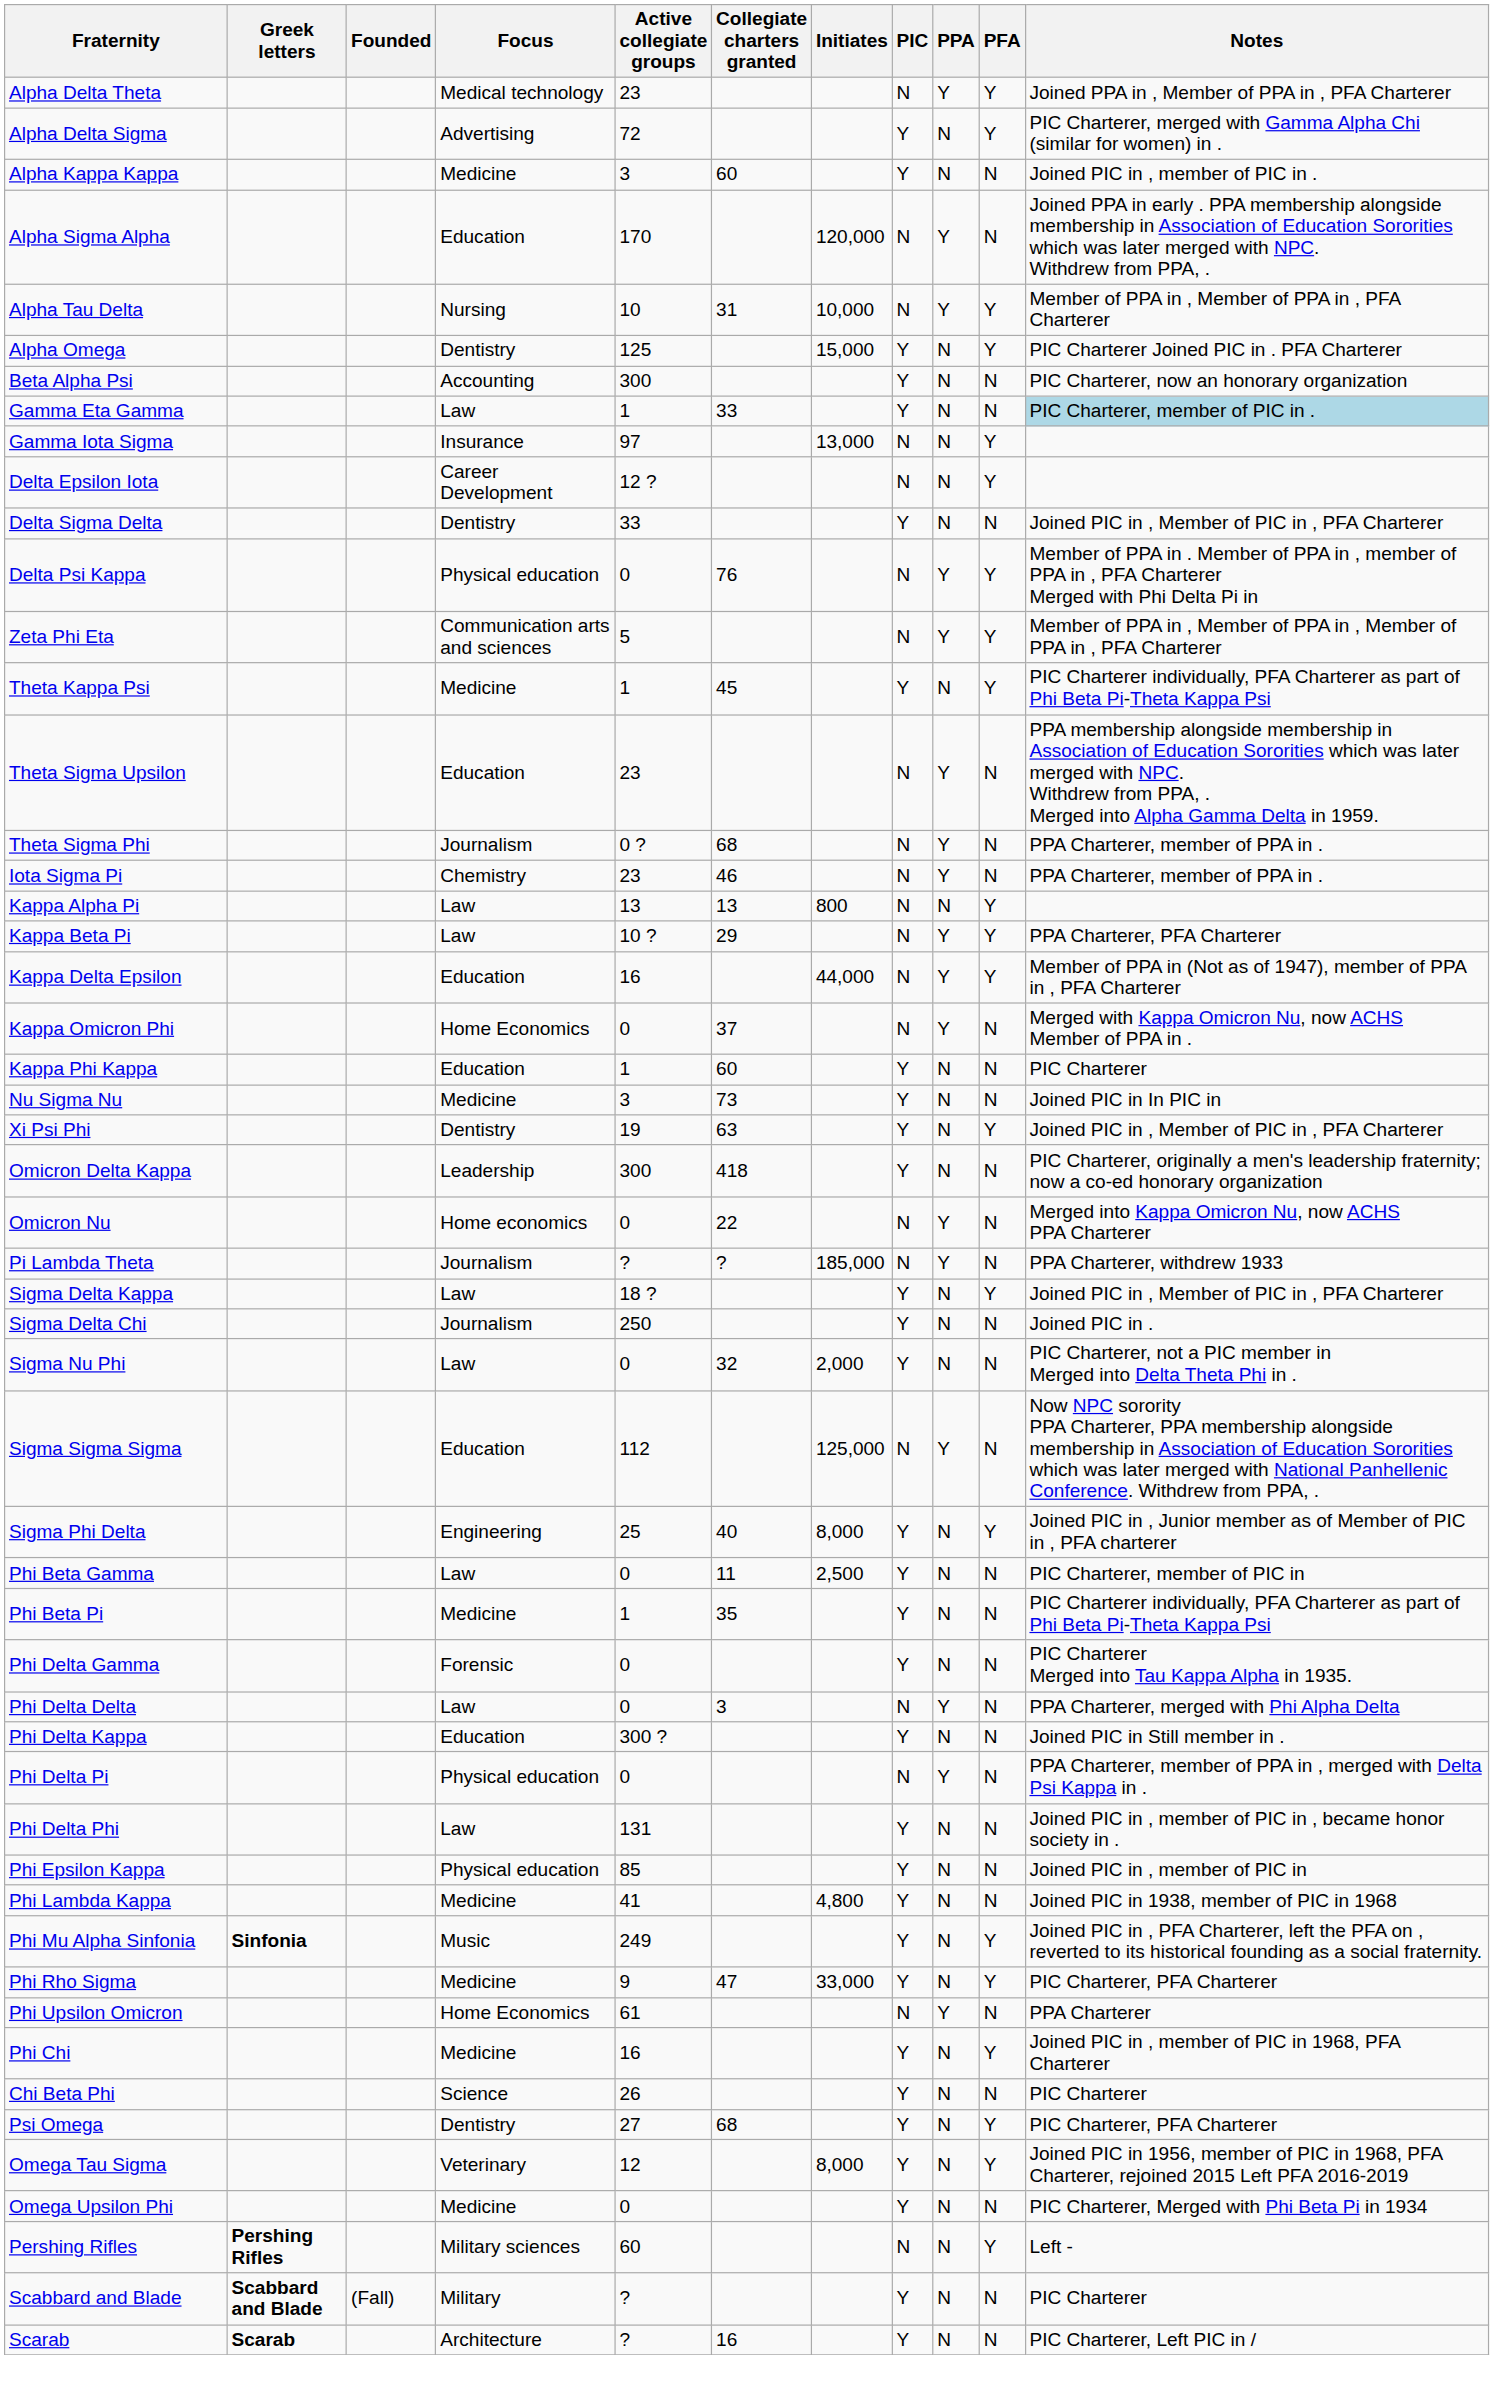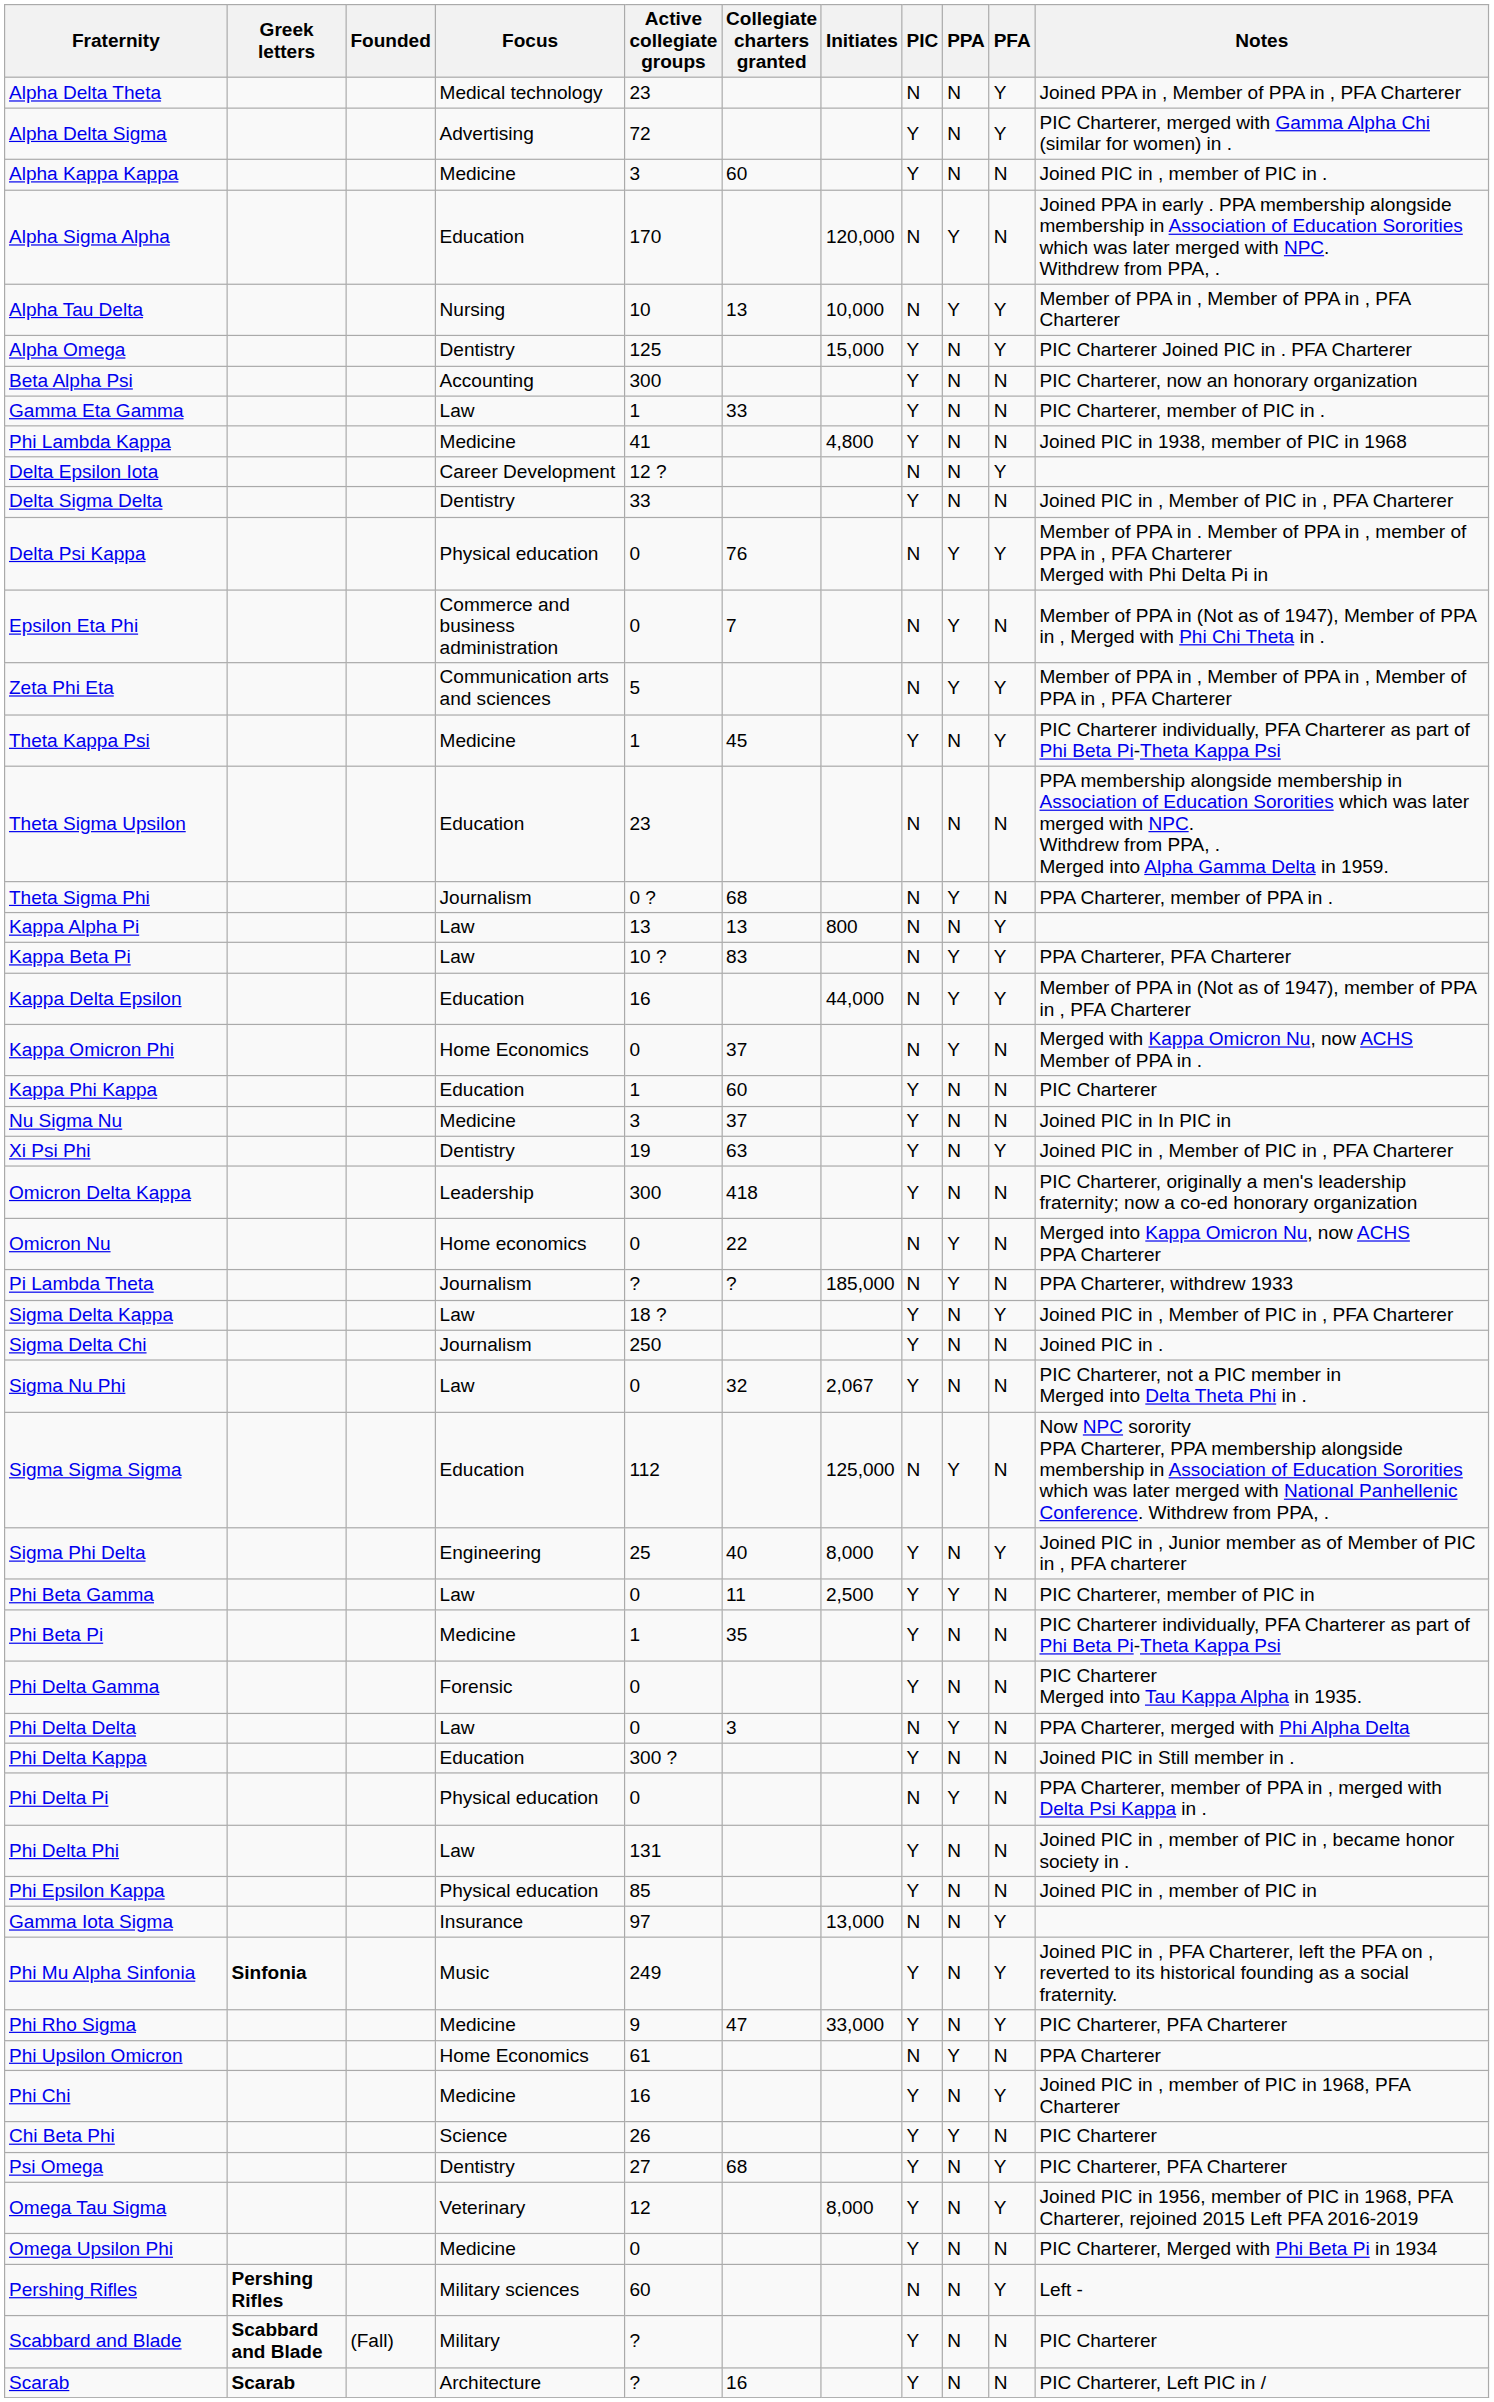(943, 92) Y -> (954, 92) N
(727, 309) 31 -> (737, 309) 13
(1172, 411) lightblue background -> (1182, 411) no background
rows swapped: (91, 441) <-> (90, 1900)
+ row: (74, 626)
(943, 772) Y -> (954, 824) N
- row: (66, 875)
(727, 936) 29 -> (737, 957) 83
(727, 1099) 73 -> (737, 1121) 37
(840, 1364) 2,000 -> (850, 1386) 2,067
(944, 1572) N -> (953, 1594) Y
(944, 2094) N -> (953, 2136) Y
